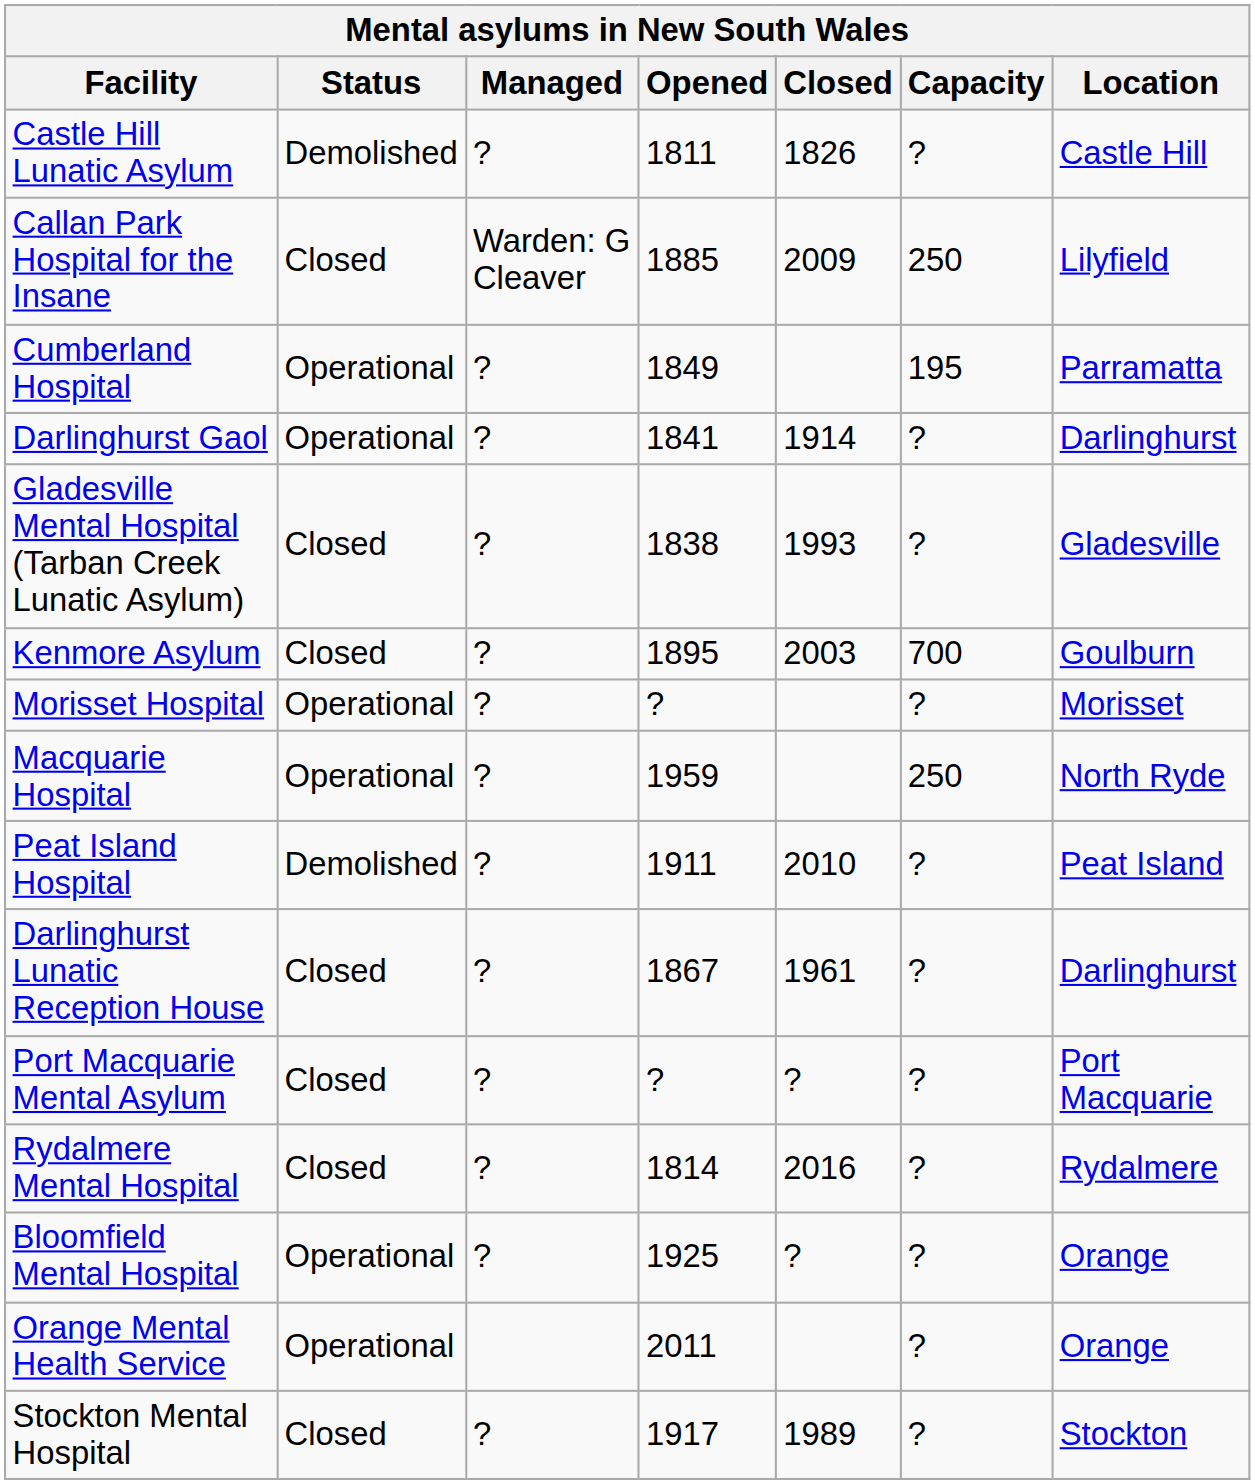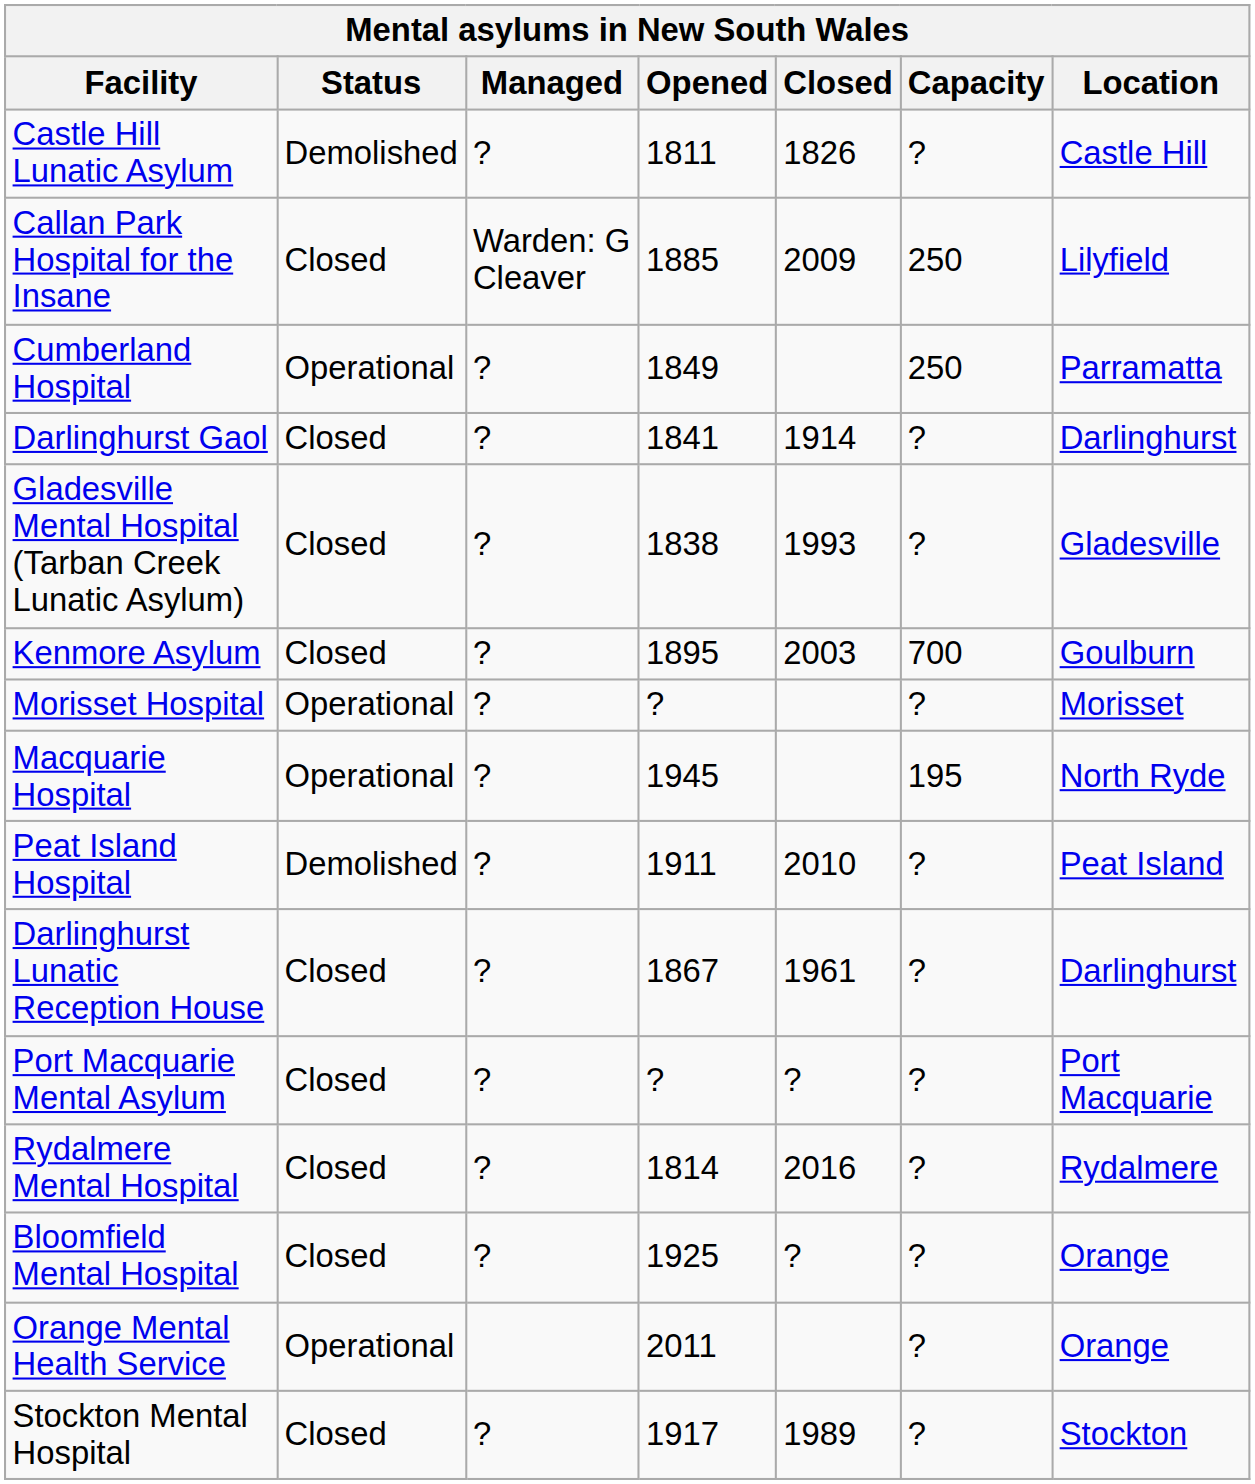(935, 367) 195 -> (935, 367) 250
(369, 438) Operational -> (336, 438) Closed
(683, 775) 1959 -> (683, 775) 1945
(935, 775) 250 -> (935, 775) 195
(369, 1256) Operational -> (336, 1256) Closed
